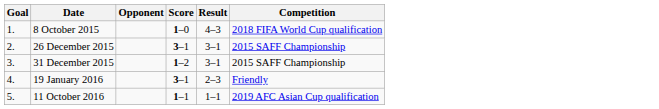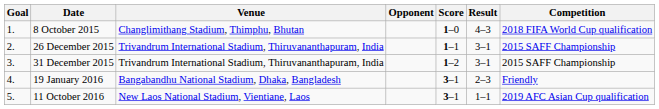+ column: (251, 12)
(181, 46) 3–1 -> (451, 46) 1–1
(181, 96) 1–1 -> (451, 96) 3–1
